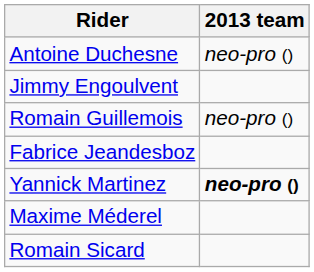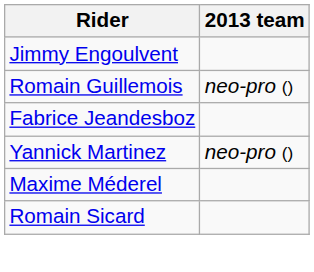- row: (94, 53)
(252, 184) bold -> (249, 151) normal
